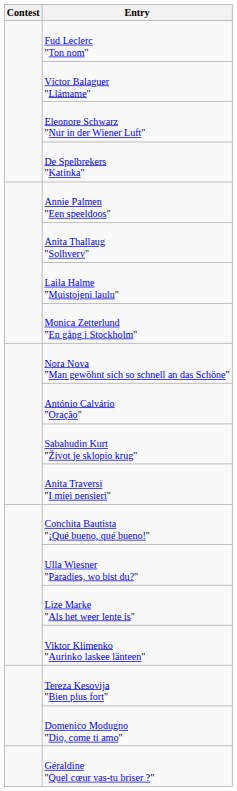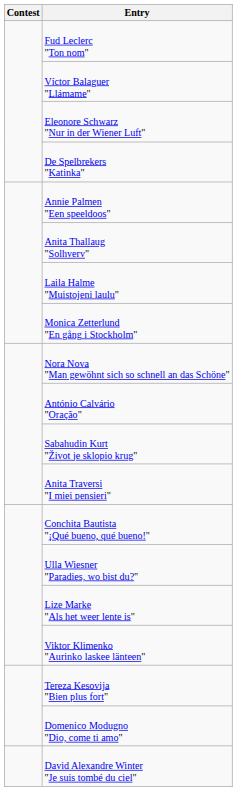- row: (99, 771)
+ row: (94, 771)
